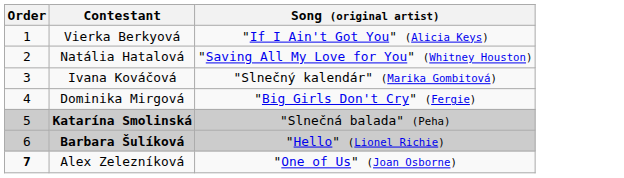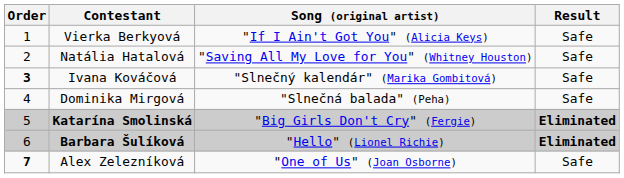+ column: (577, 15)
(27, 78) normal -> (27, 78) bold
(365, 99) "Big Girls Don't Cry" (Fergie) -> (365, 99) "Slnečná balada" (Peha)
(365, 120) "Slnečná balada" (Peha) -> (365, 120) "Big Girls Don't Cry" (Fergie)
